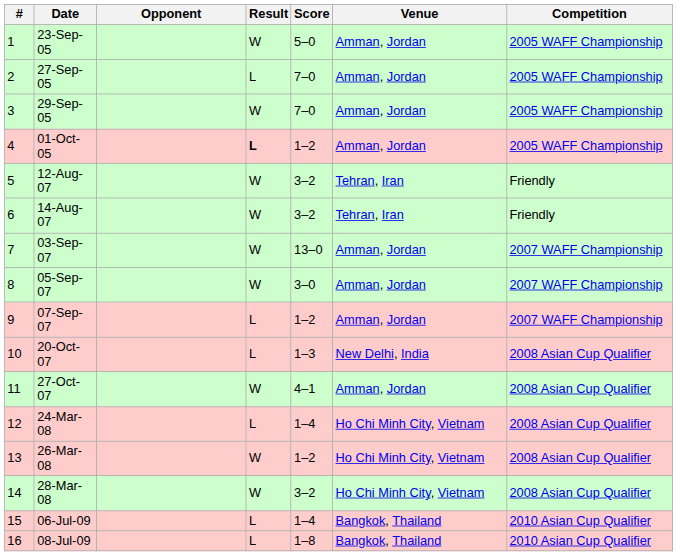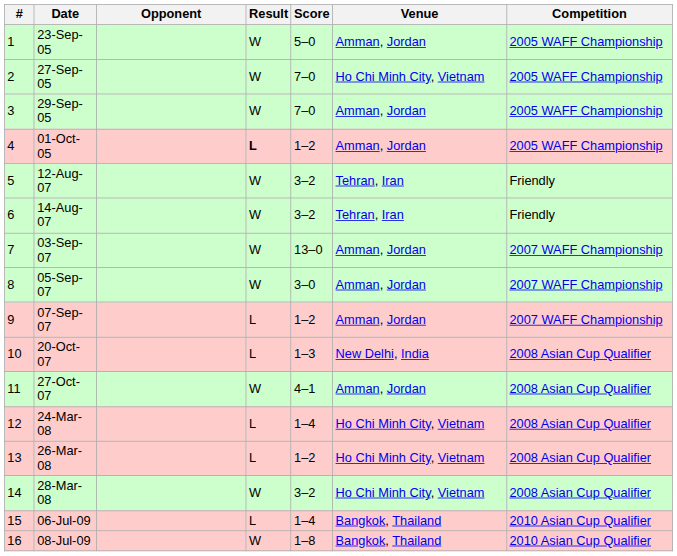(253, 76) L -> (255, 76) W
(381, 76) Amman, Jordan -> (410, 76) Ho Chi Minh City, Vietnam
(255, 458) W -> (253, 458) L
(253, 541) L -> (255, 541) W
